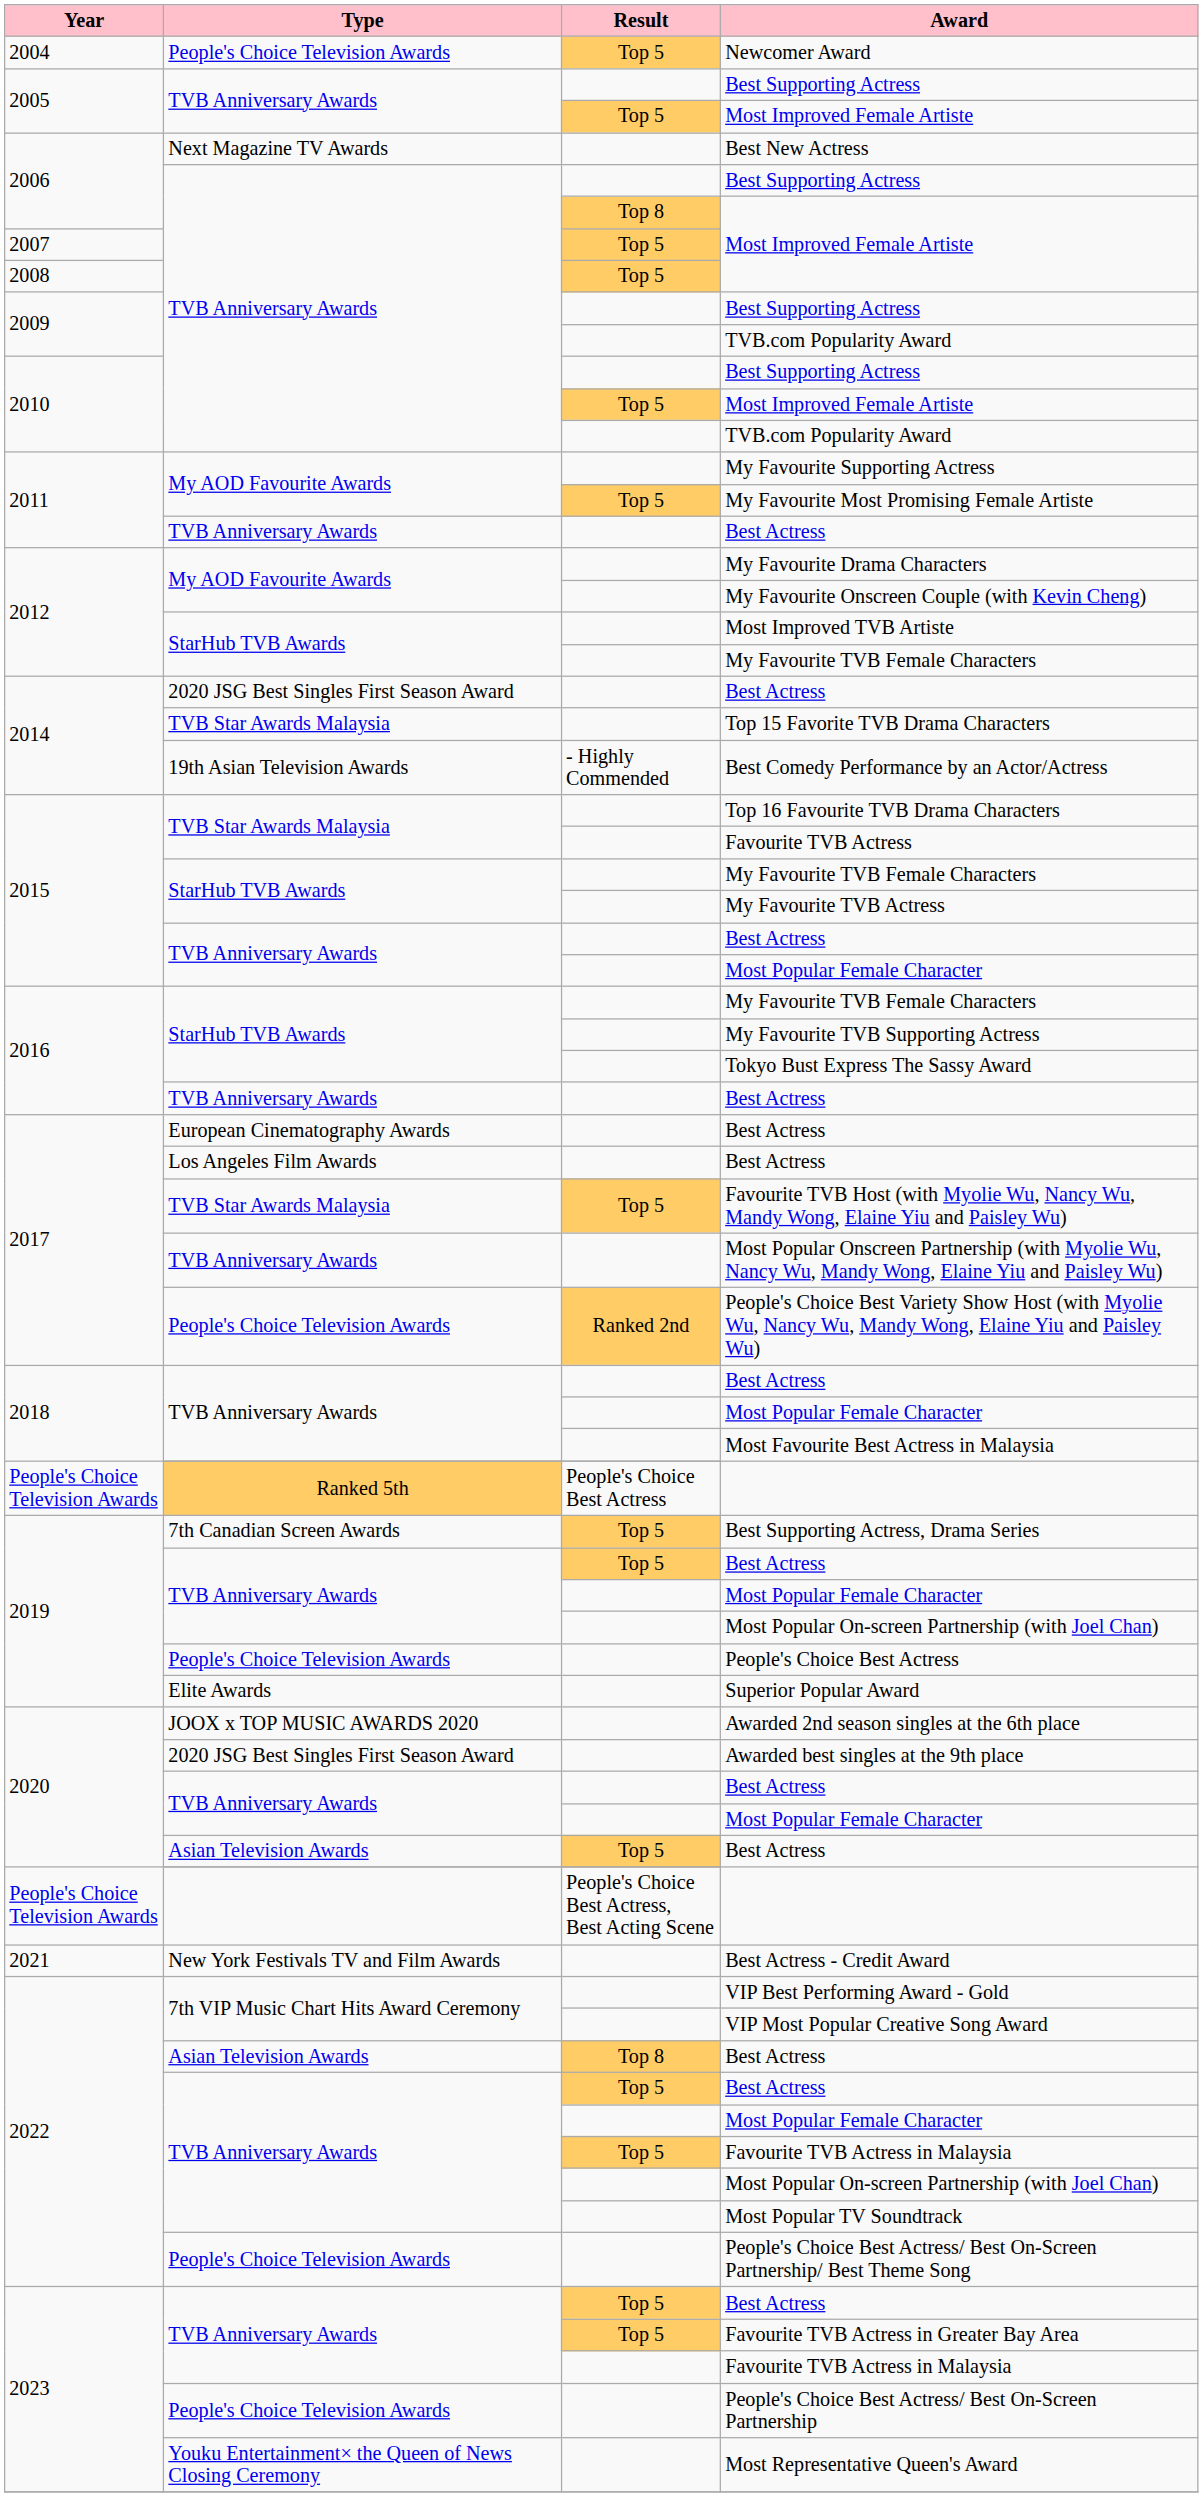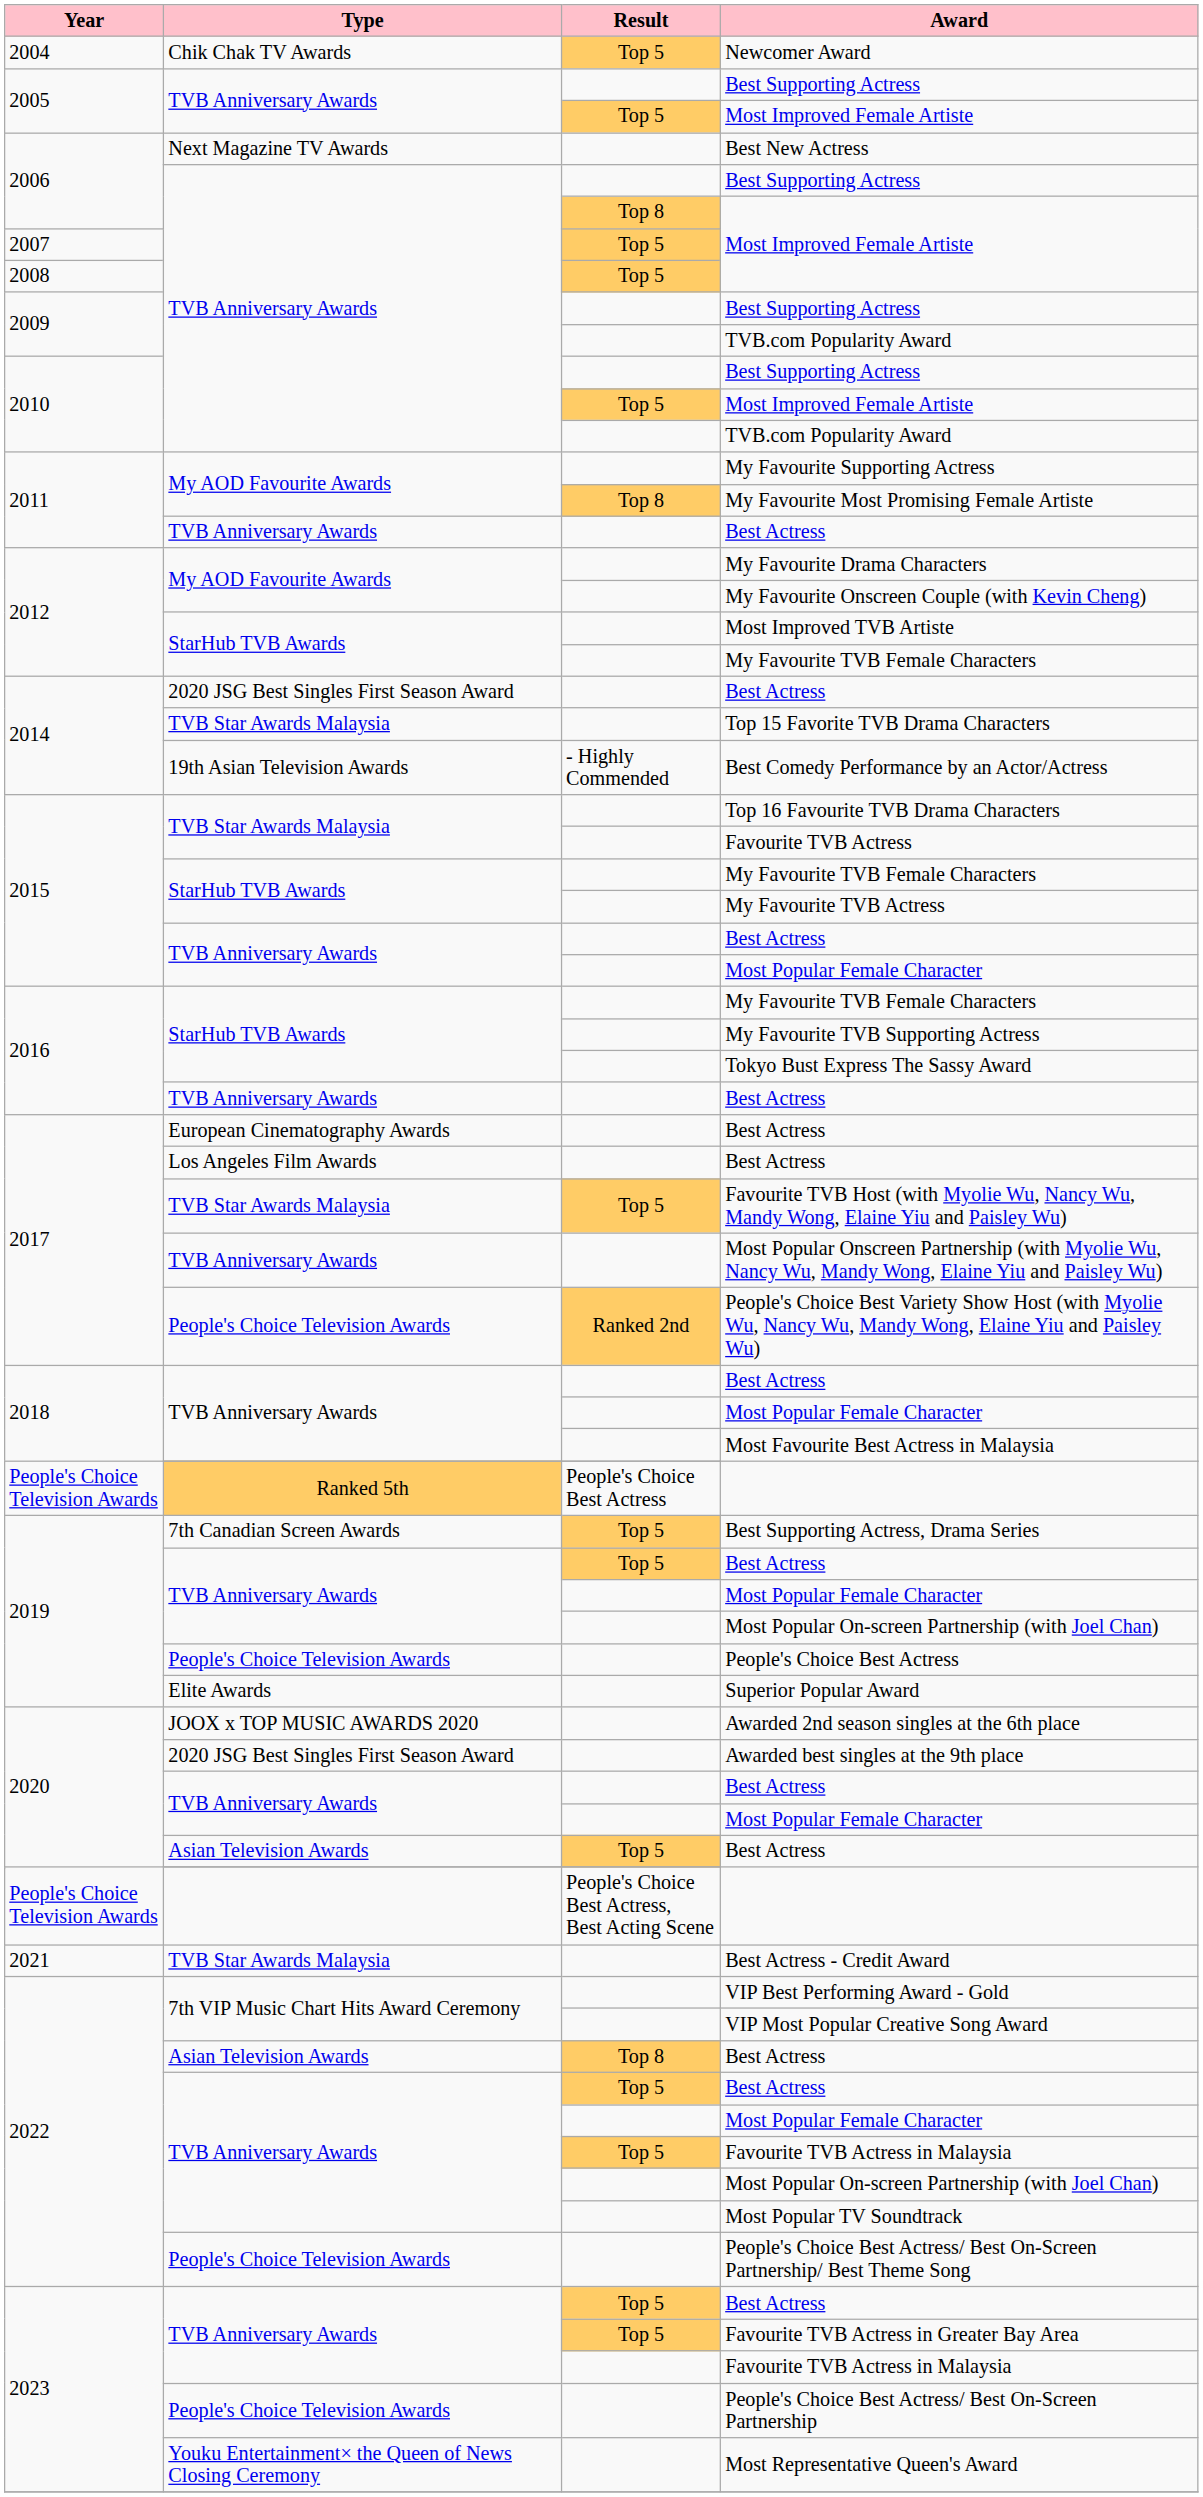(309, 52) People's Choice Television Awards -> (260, 52) Chik Chak TV Awards
(641, 500) Top 5 -> (641, 500) Top 8
(334, 1960) New York Festivals TV and Film Awards -> (279, 1960) TVB Star Awards Malaysia
